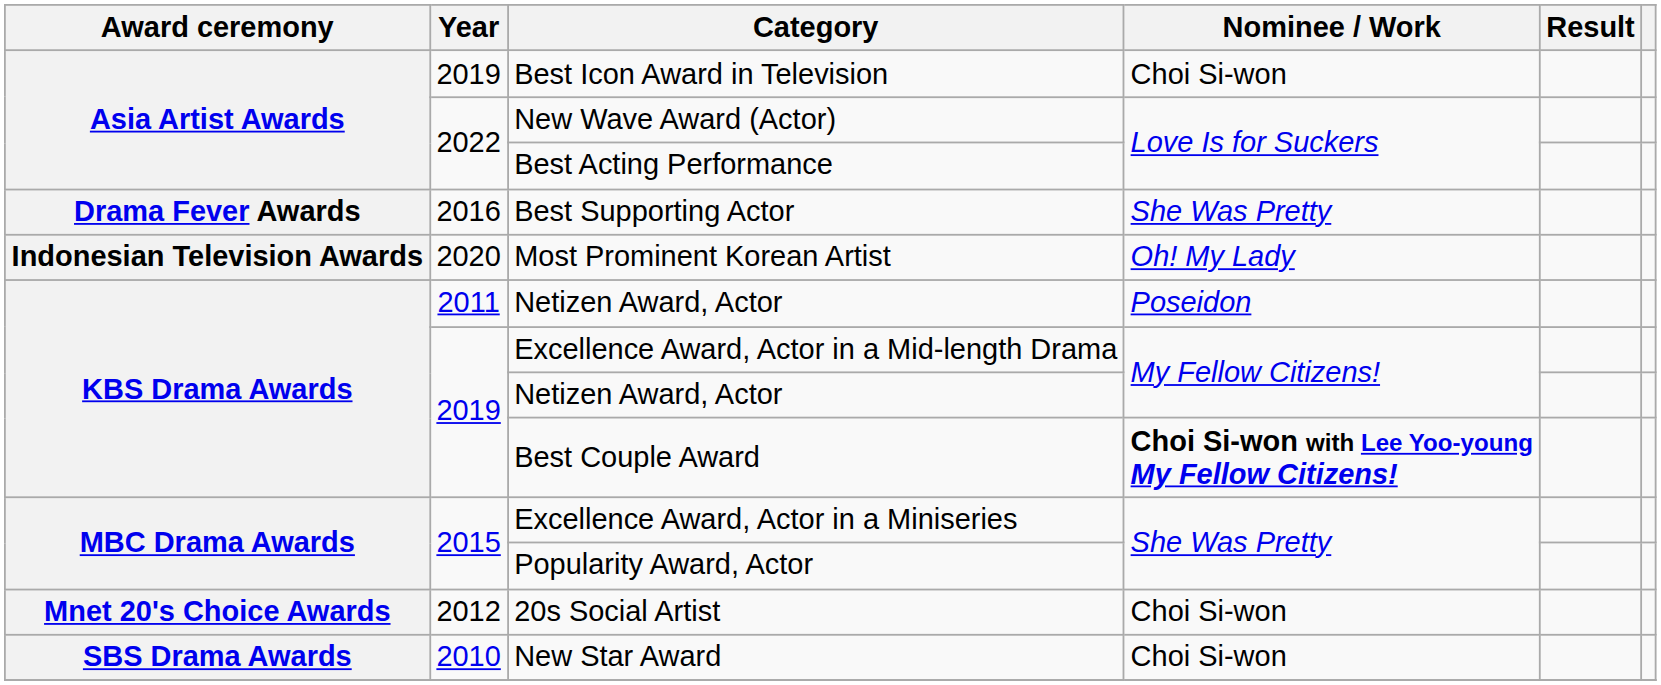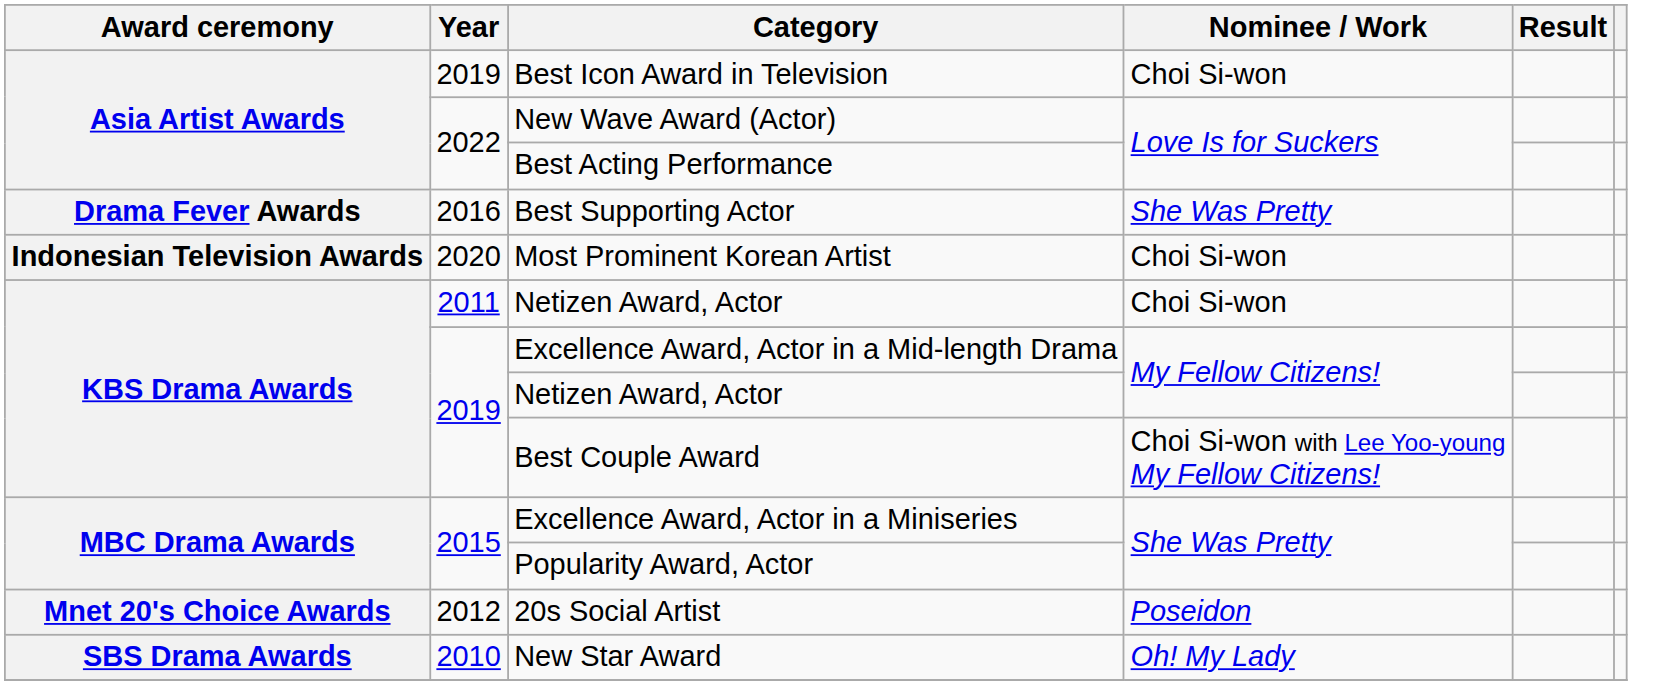(1213, 257) Oh! My Lady -> (1209, 257) Choi Si-won
(1191, 303) Poseidon -> (1209, 303) Choi Si-won
(1332, 457) bold -> (1318, 457) normal
(1209, 611) Choi Si-won -> (1191, 611) Poseidon
(1209, 657) Choi Si-won -> (1213, 657) Oh! My Lady
